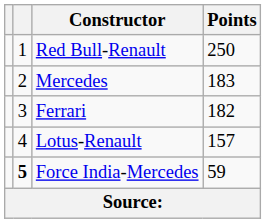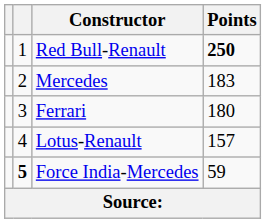(221, 49) normal -> (221, 49) bold
(221, 110) 182 -> (221, 110) 180
